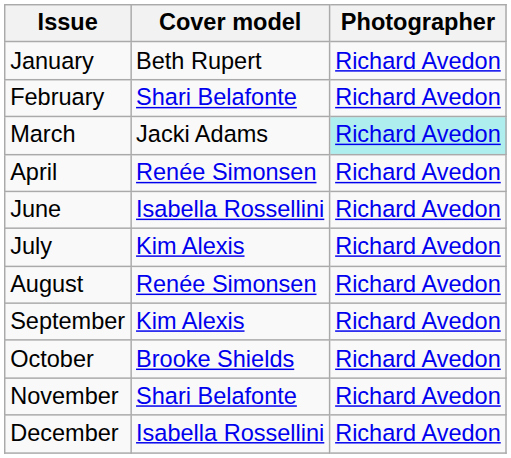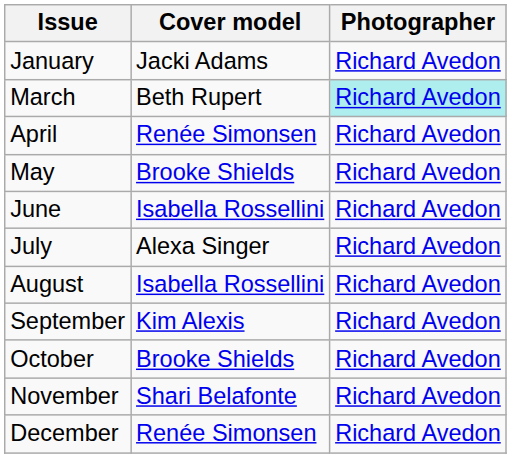(199, 60) Beth Rupert -> (202, 60) Jacki Adams
- row: (57, 97)
(202, 135) Jacki Adams -> (199, 97) Beth Rupert
+ row: (32, 172)
(190, 246) Kim Alexis -> (203, 246) Alexa Singer
(226, 284) Renée Simonsen -> (230, 284) Isabella Rossellini
(230, 433) Isabella Rossellini -> (226, 433) Renée Simonsen
